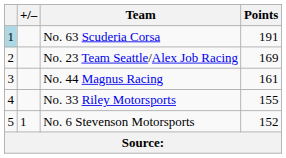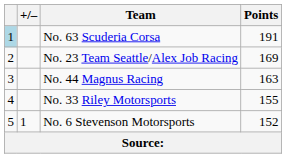(269, 79) 161 -> (269, 79) 163
